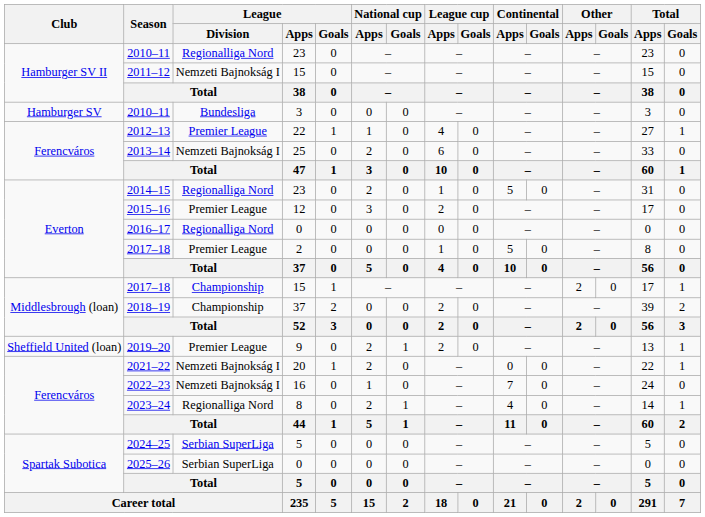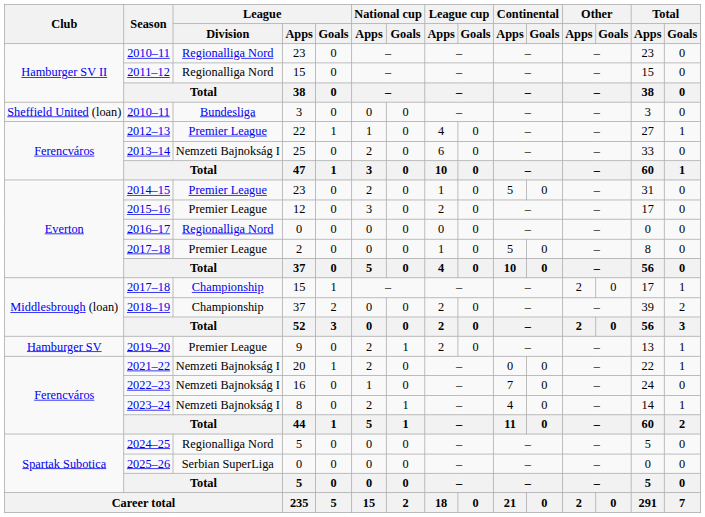(228, 72) Nemzeti Bajnokság I -> (228, 72) Regionalliga Nord
(64, 111) Hamburger SV -> (64, 111) Sheffield United (loan)
(228, 190) Regionalliga Nord -> (228, 190) Premier League
(64, 346) Sheffield United (loan) -> (64, 346) Hamburger SV
(228, 405) Regionalliga Nord -> (228, 405) Nemzeti Bajnokság I
(228, 444) Serbian SuperLiga -> (228, 444) Regionalliga Nord
